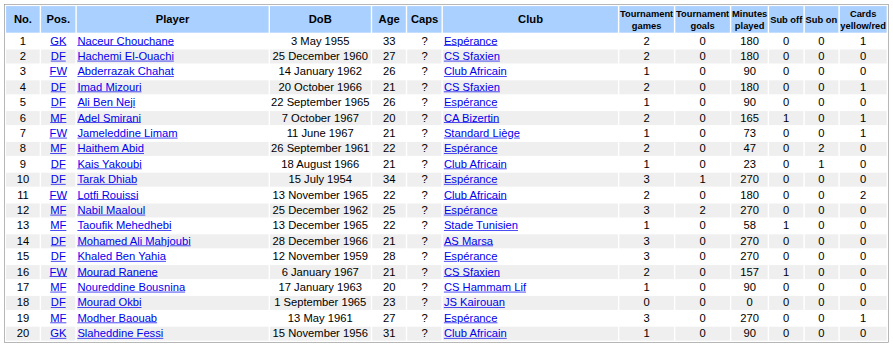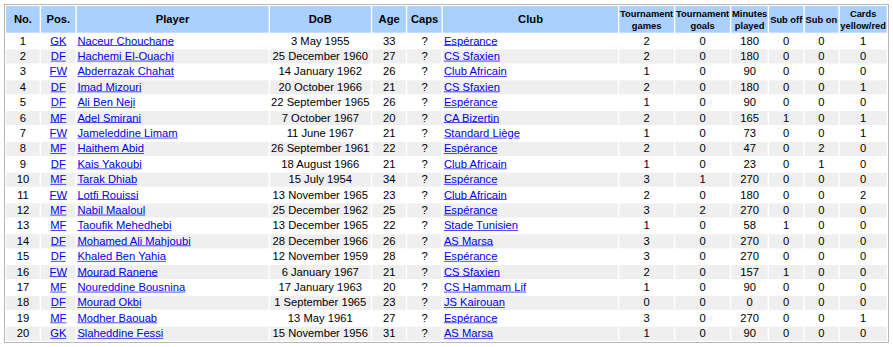(58, 179) DF -> (58, 179) MF
(389, 195) 22 -> (389, 195) 23
(389, 241) 21 -> (389, 241) 26
(475, 333) Club Africain -> (468, 333) AS Marsa
